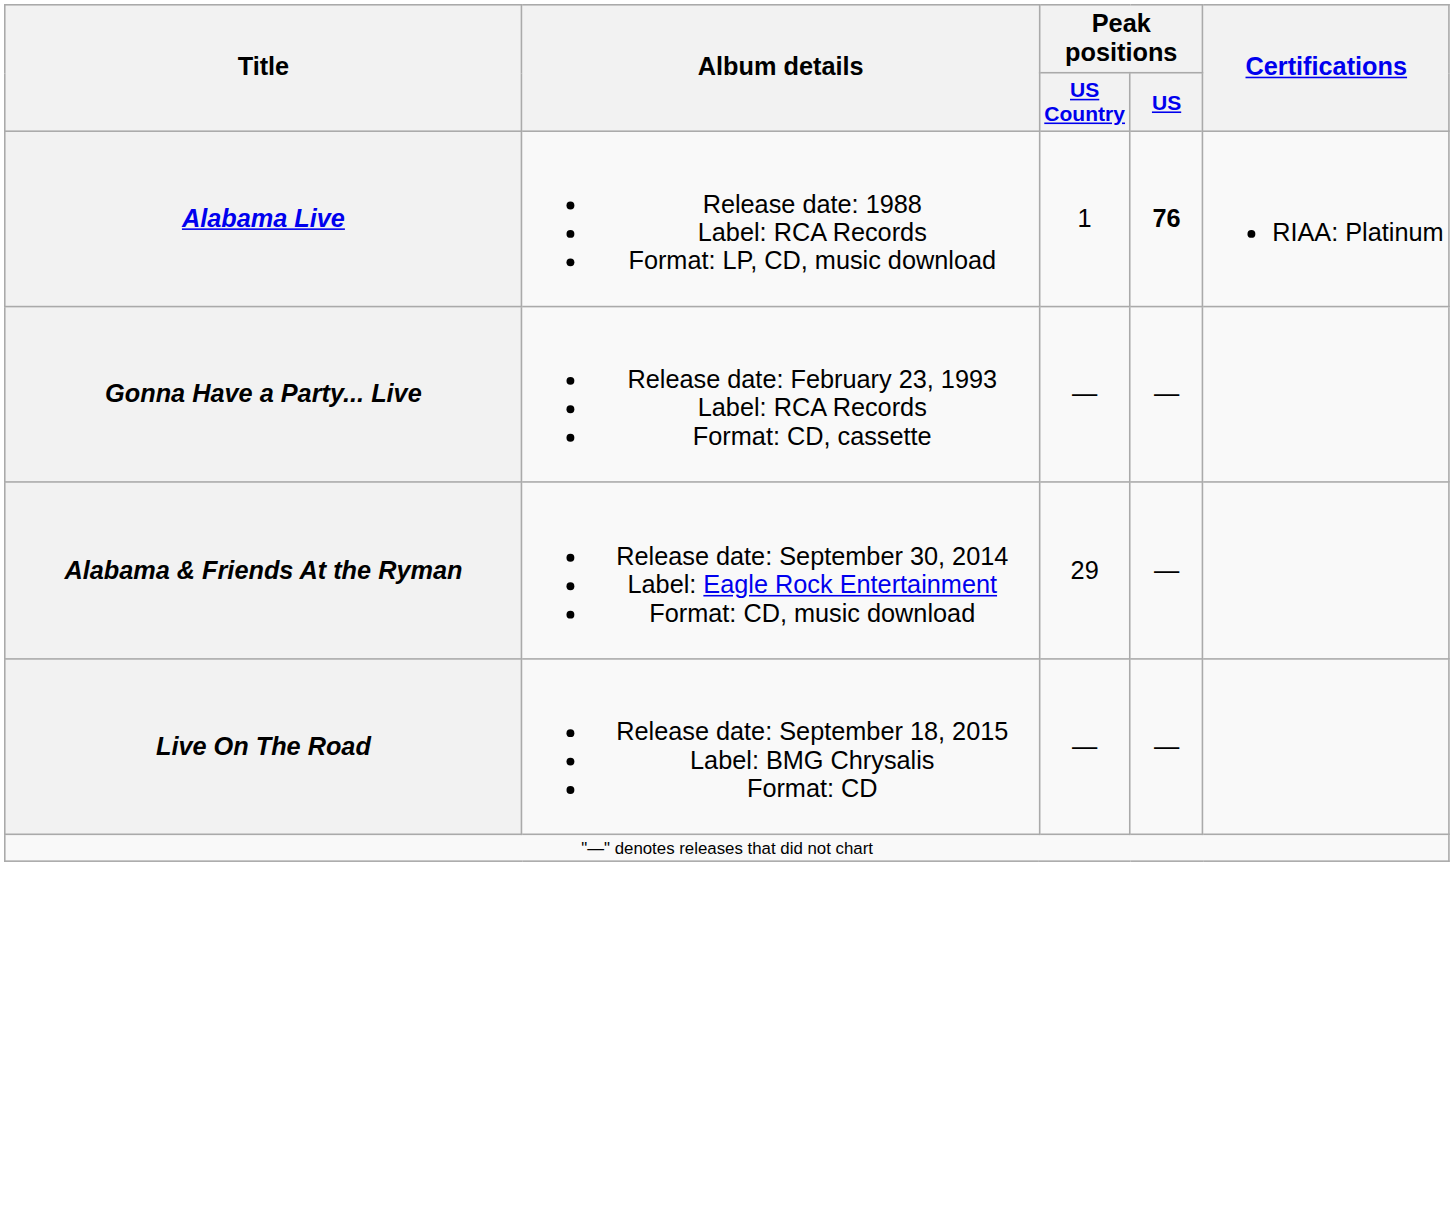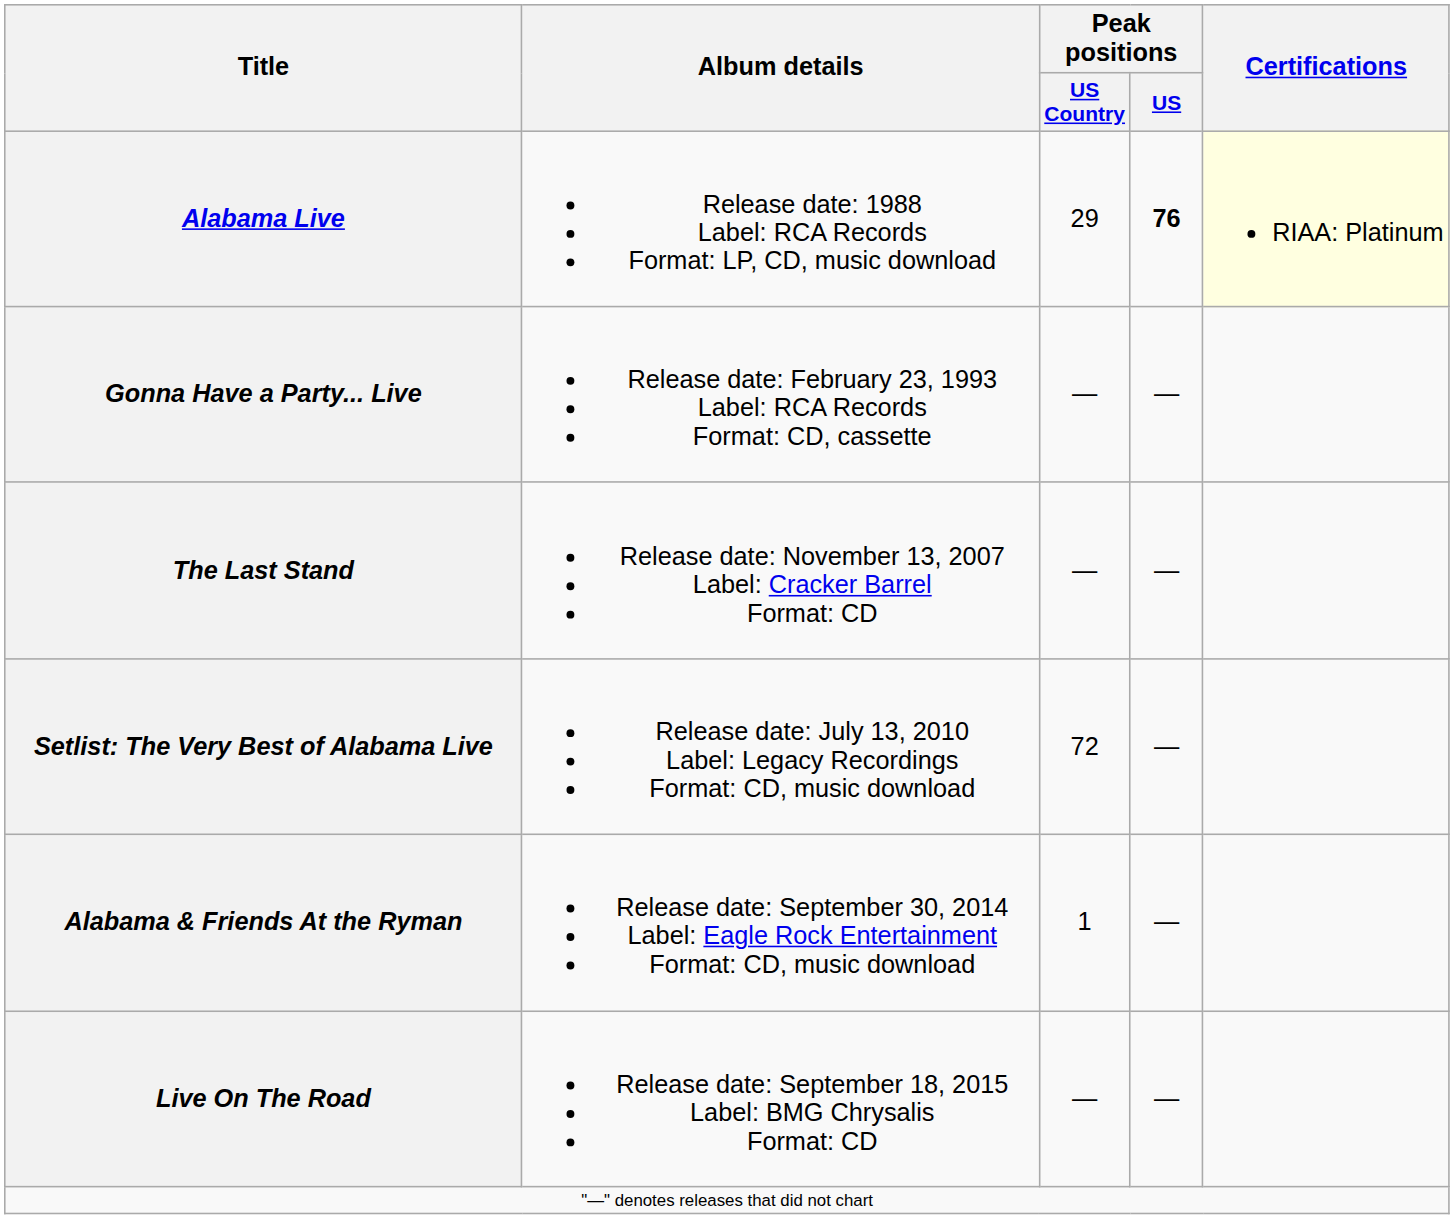(1085, 218) 1 -> (1085, 218) 29
(1326, 233) no background -> (1326, 233) lightyellow background
+ row: (263, 570)
+ row: (263, 746)
(1085, 570) 29 -> (1085, 922) 1
